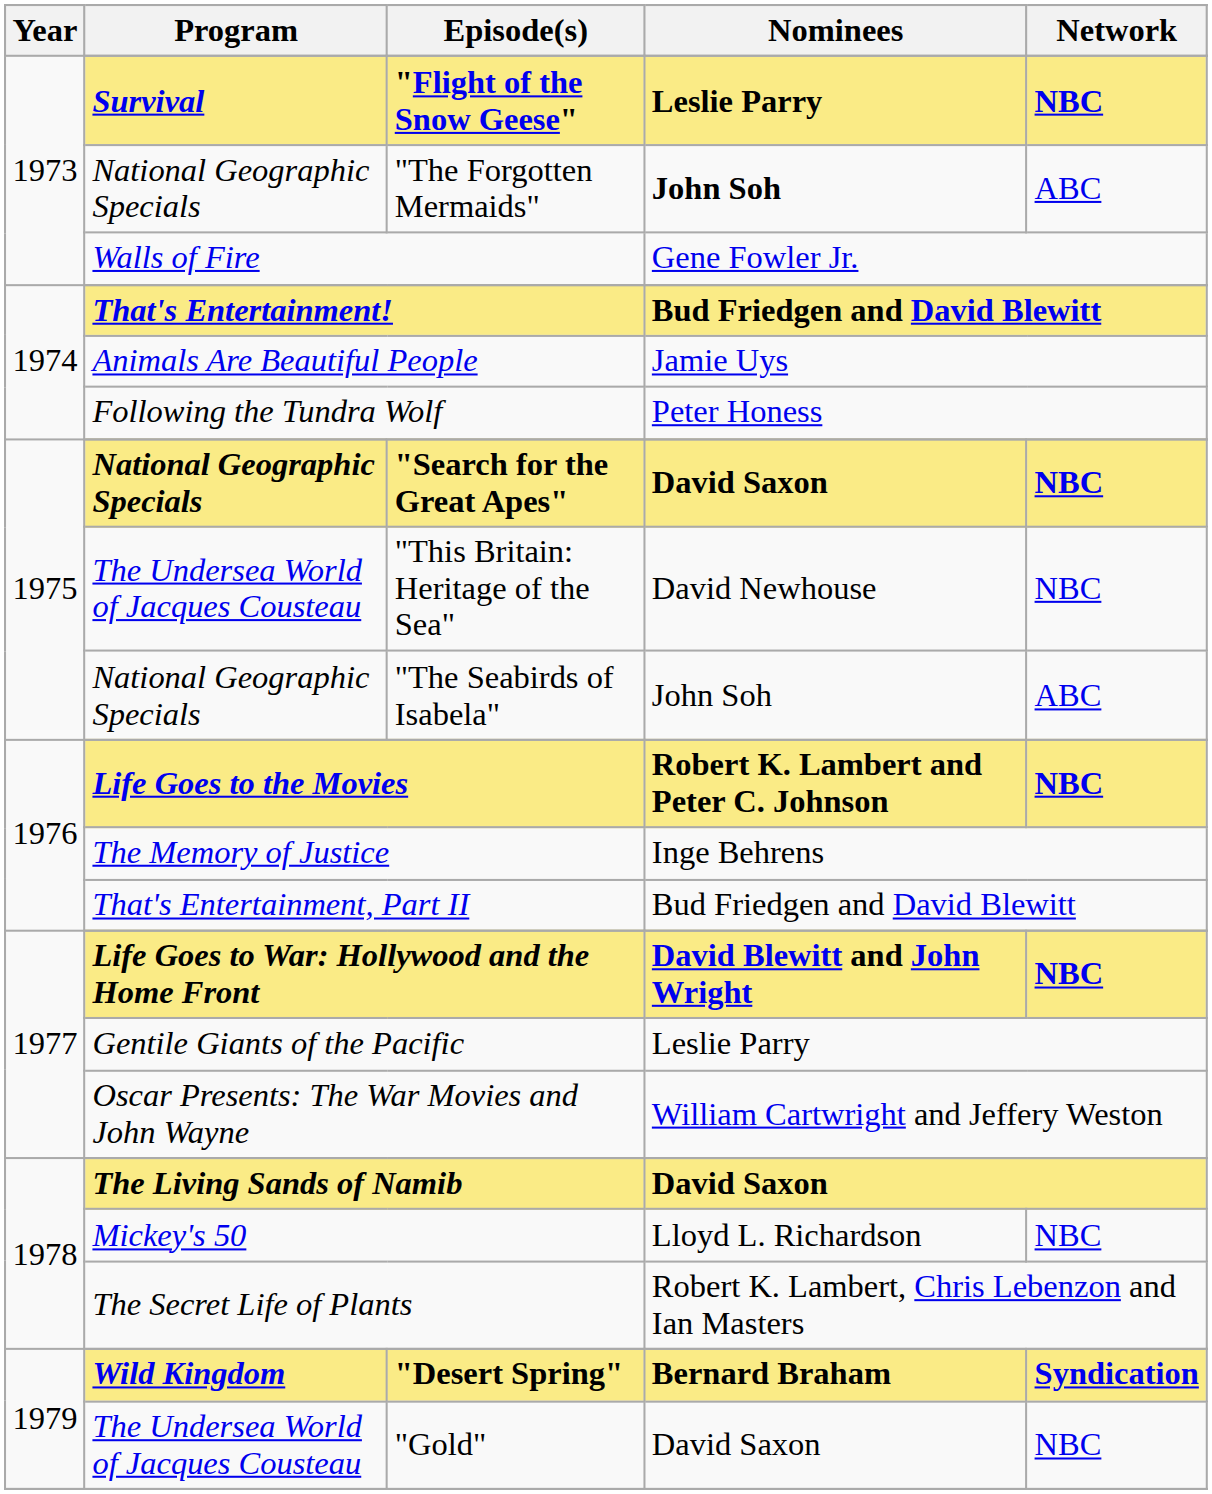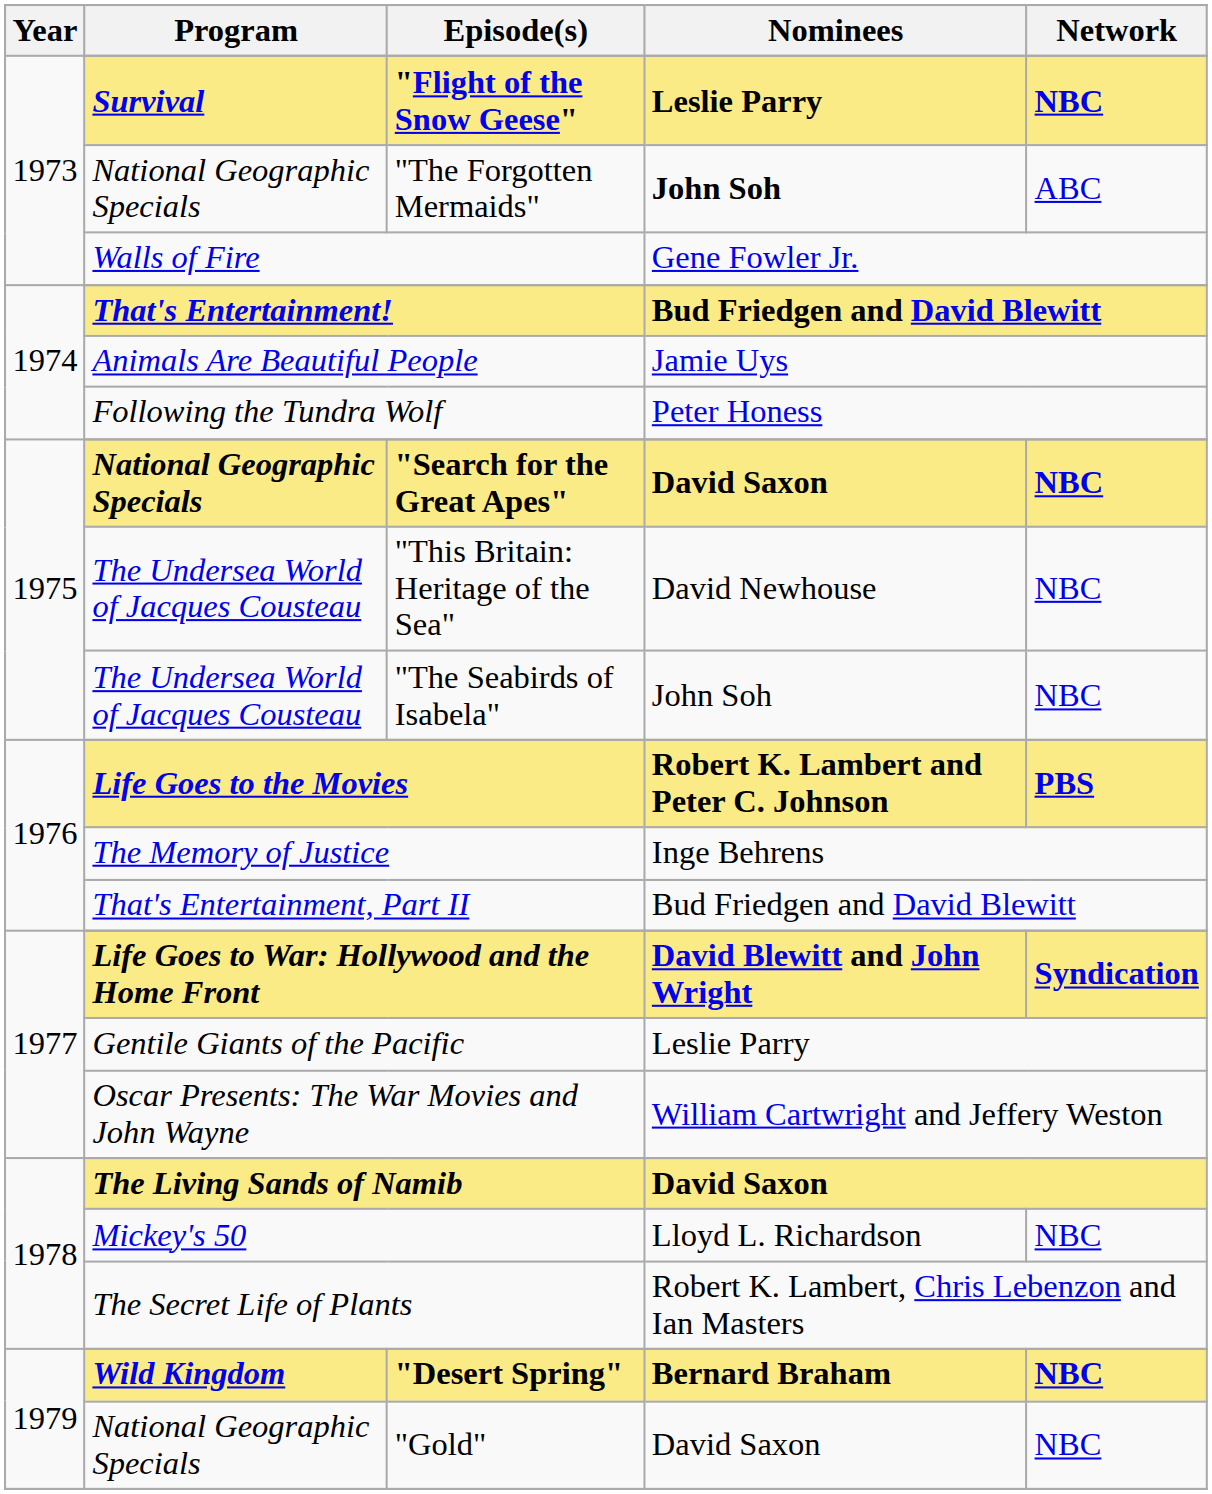(231, 694) National Geographic Specials -> (227, 694) The Undersea World of Jacques Cousteau
(1068, 694) ABC -> (1068, 694) NBC
(1069, 782) NBC -> (1064, 782) PBS
(1069, 973) NBC -> (1117, 973) Syndication
(1117, 1374) Syndication -> (1069, 1374) NBC
(227, 1444) The Undersea World of Jacques Cousteau -> (231, 1444) National Geographic Specials
